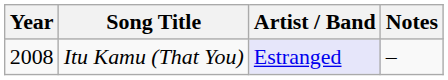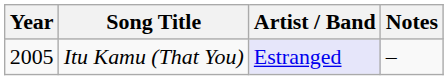(32, 56) 2008 -> (32, 56) 2005
